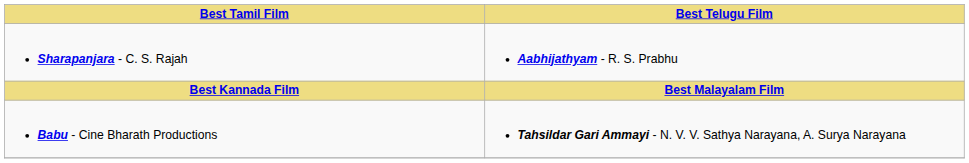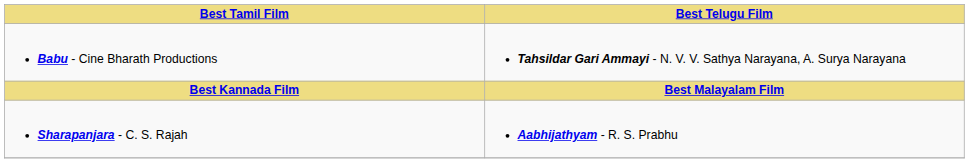rows swapped: (244, 136) <-> (244, 59)
